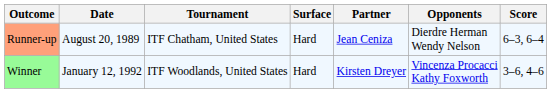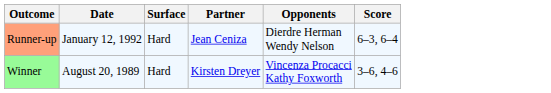- column: (217, 13)
(101, 39) August 20, 1989 -> (102, 39) January 12, 1992
(102, 71) January 12, 1992 -> (101, 71) August 20, 1989
